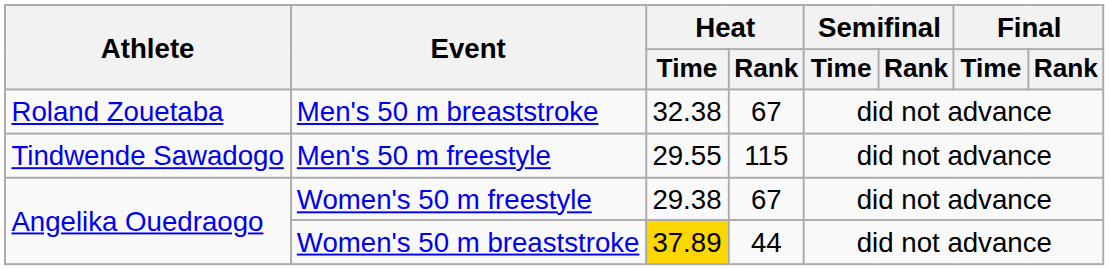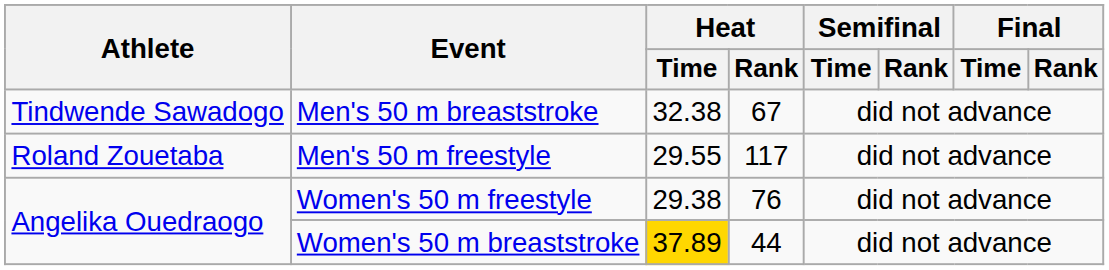(117, 112) Roland Zouetaba -> (148, 112) Tindwende Sawadogo
(148, 156) Tindwende Sawadogo -> (117, 156) Roland Zouetaba
(766, 156) 115 -> (766, 156) 117
(766, 199) 67 -> (766, 199) 76
